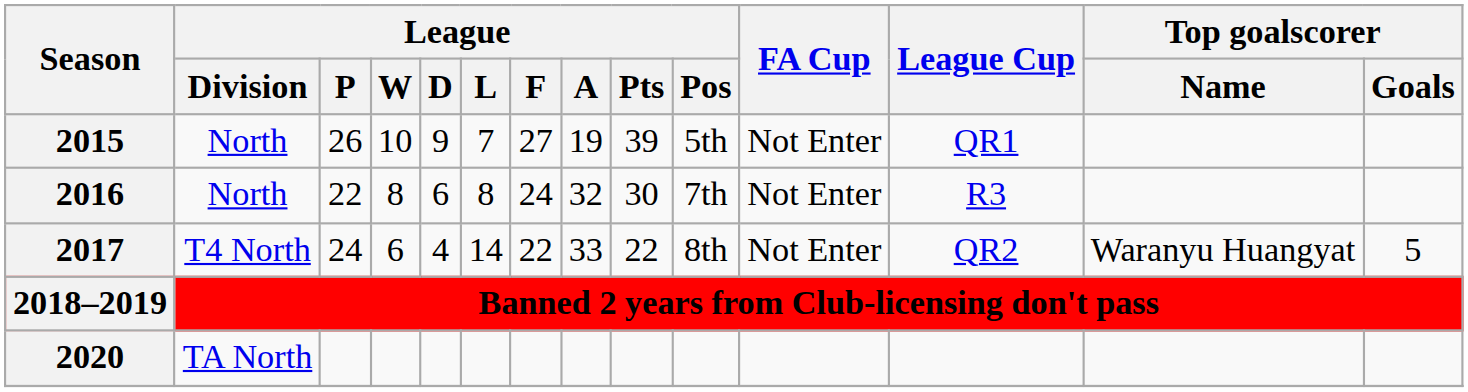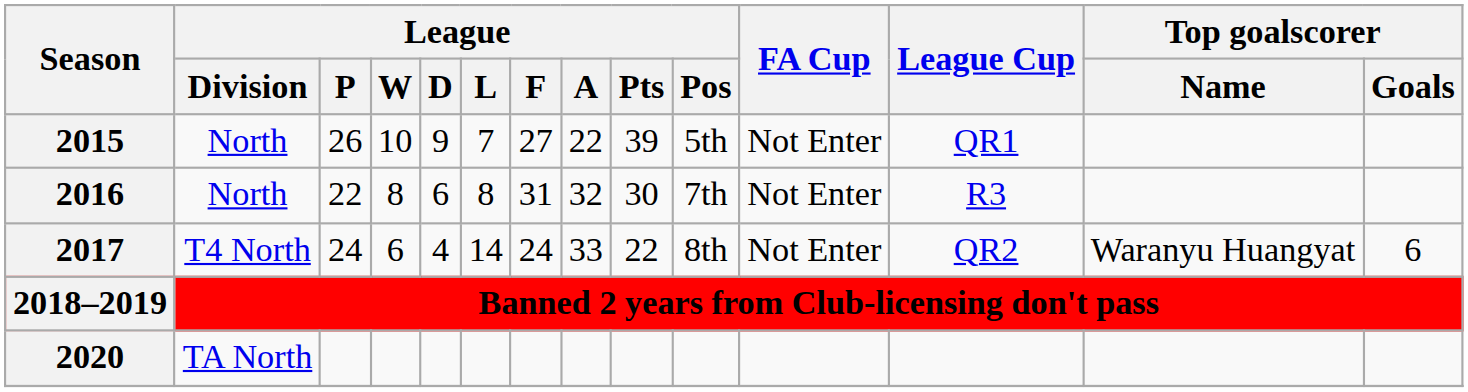(586, 140) 19 -> (586, 140) 22
(536, 194) 24 -> (536, 194) 31
(536, 248) 22 -> (536, 248) 24
(1413, 248) 5 -> (1413, 248) 6
